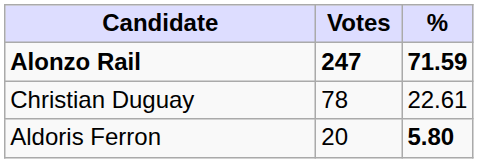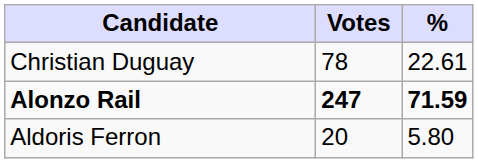rows swapped: (76, 61) <-> (102, 99)
(431, 137) bold -> (431, 137) normal
